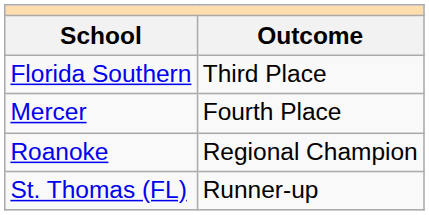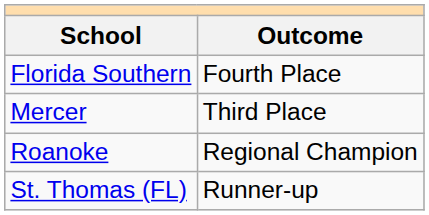(265, 74) Third Place -> (272, 74) Fourth Place
(272, 112) Fourth Place -> (265, 112) Third Place
